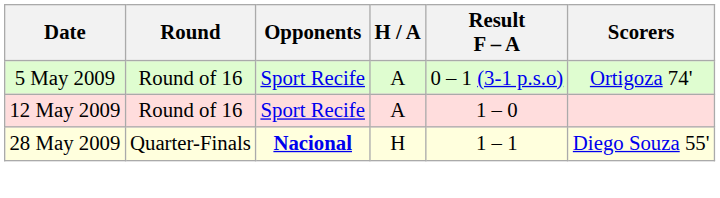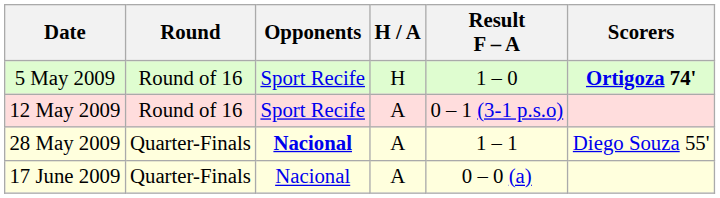(398, 77) A -> (398, 77) H
(497, 77) 0 – 1 (3-1 p.s.o) -> (497, 77) 1 – 0
(641, 77) normal -> (641, 77) bold
(497, 110) 1 – 0 -> (497, 110) 0 – 1 (3-1 p.s.o)
(398, 143) H -> (398, 143) A
+ row: (65, 176)
